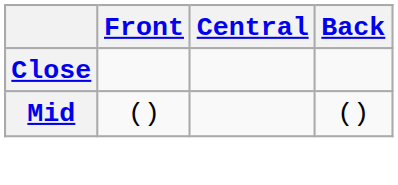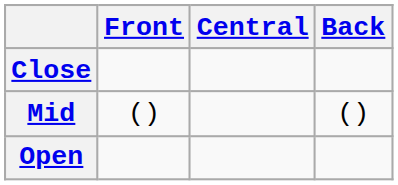+ row: (51, 157)
